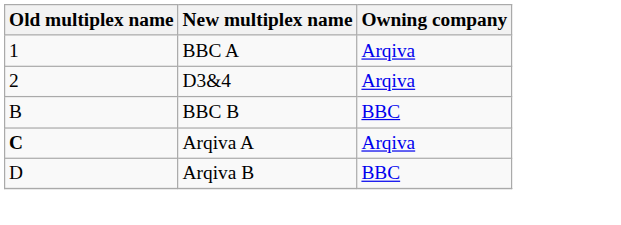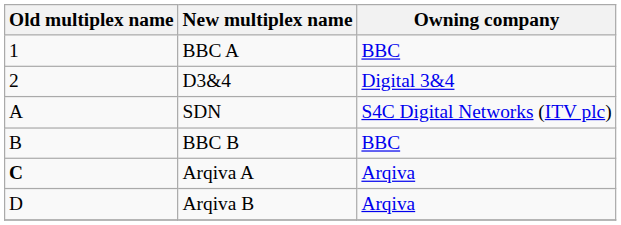(388, 50) Arqiva -> (381, 50) BBC
(388, 81) Arqiva -> (408, 81) Digital 3&4
+ row: (202, 111)
(381, 173) BBC -> (388, 204) Arqiva
